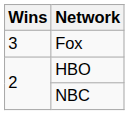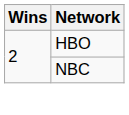- row: (69, 43)
